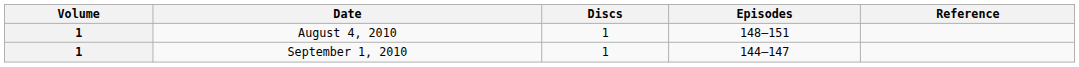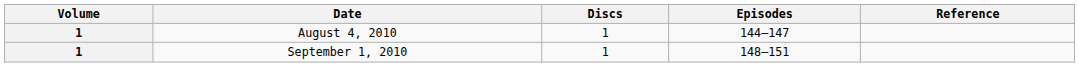(765, 33) 148–151 -> (765, 33) 144–147
(765, 52) 144–147 -> (765, 52) 148–151
